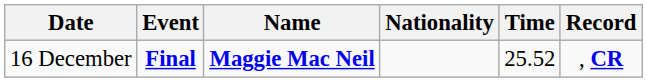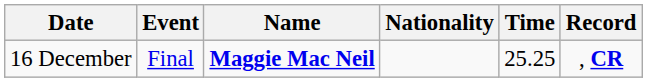(171, 58) bold -> (171, 58) normal
(530, 58) 25.52 -> (530, 58) 25.25
